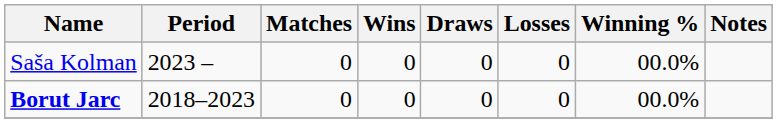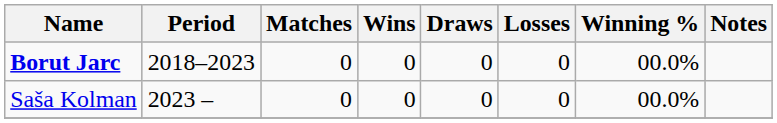rows swapped: (73, 61) <-> (65, 99)
